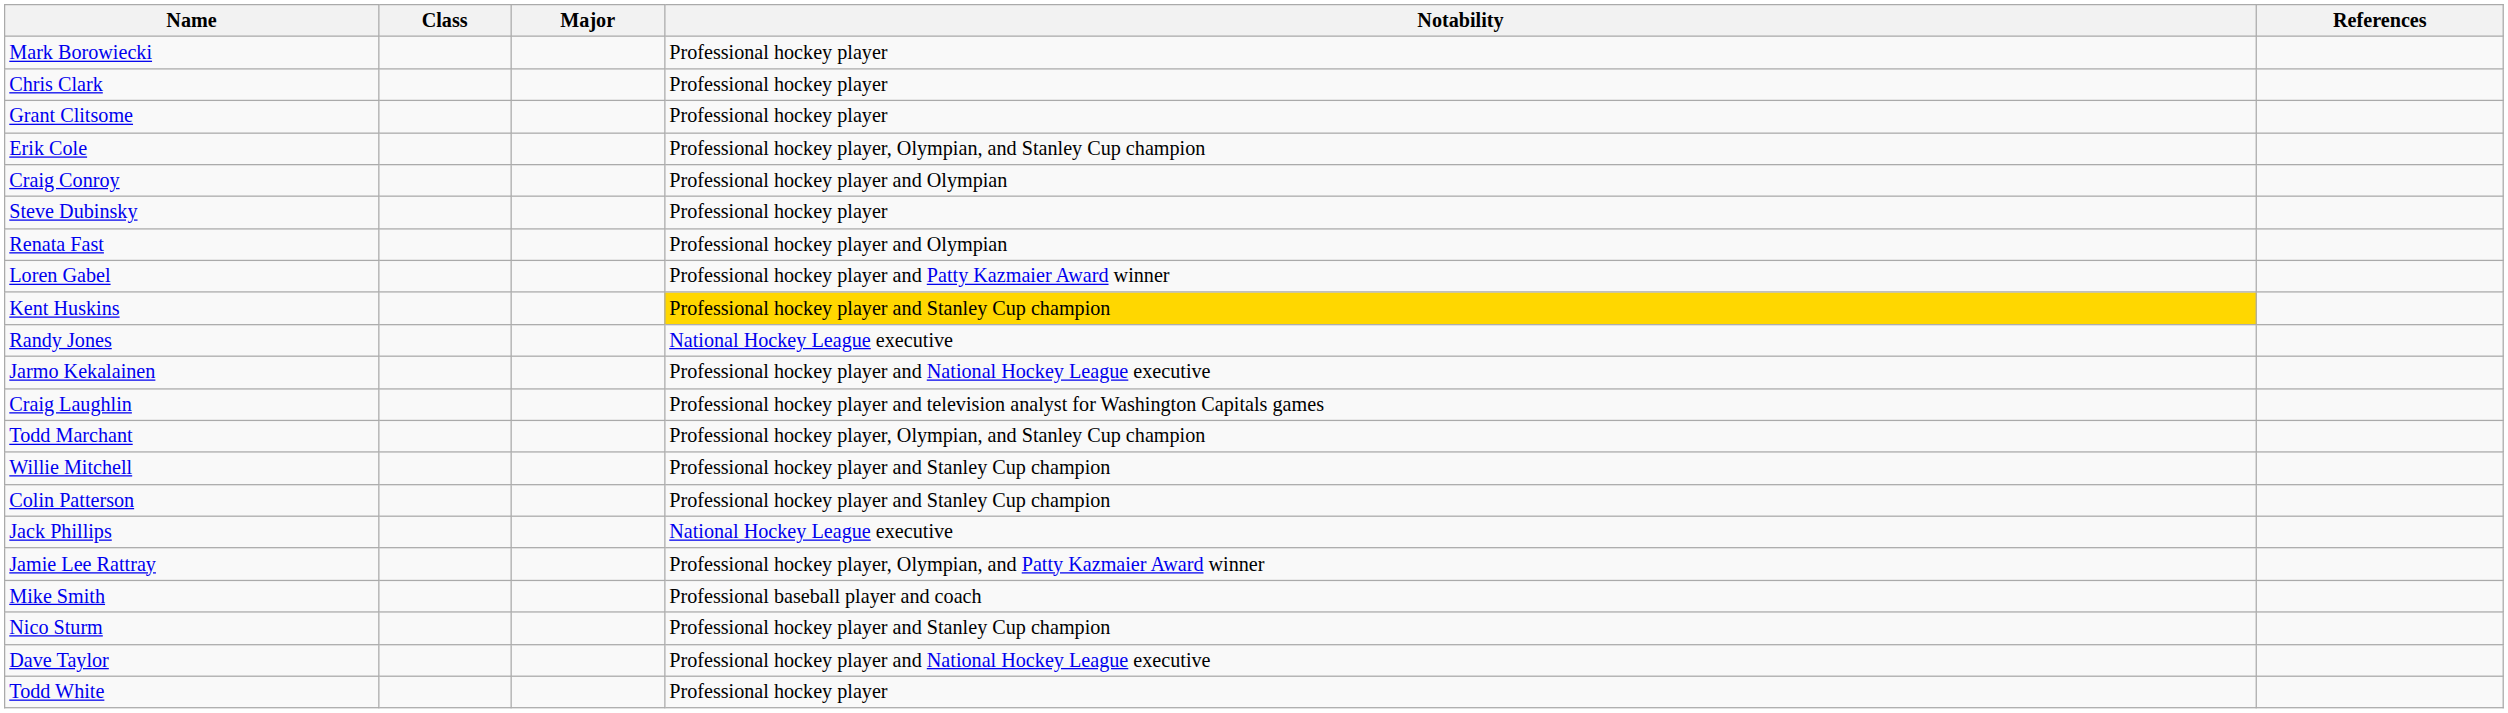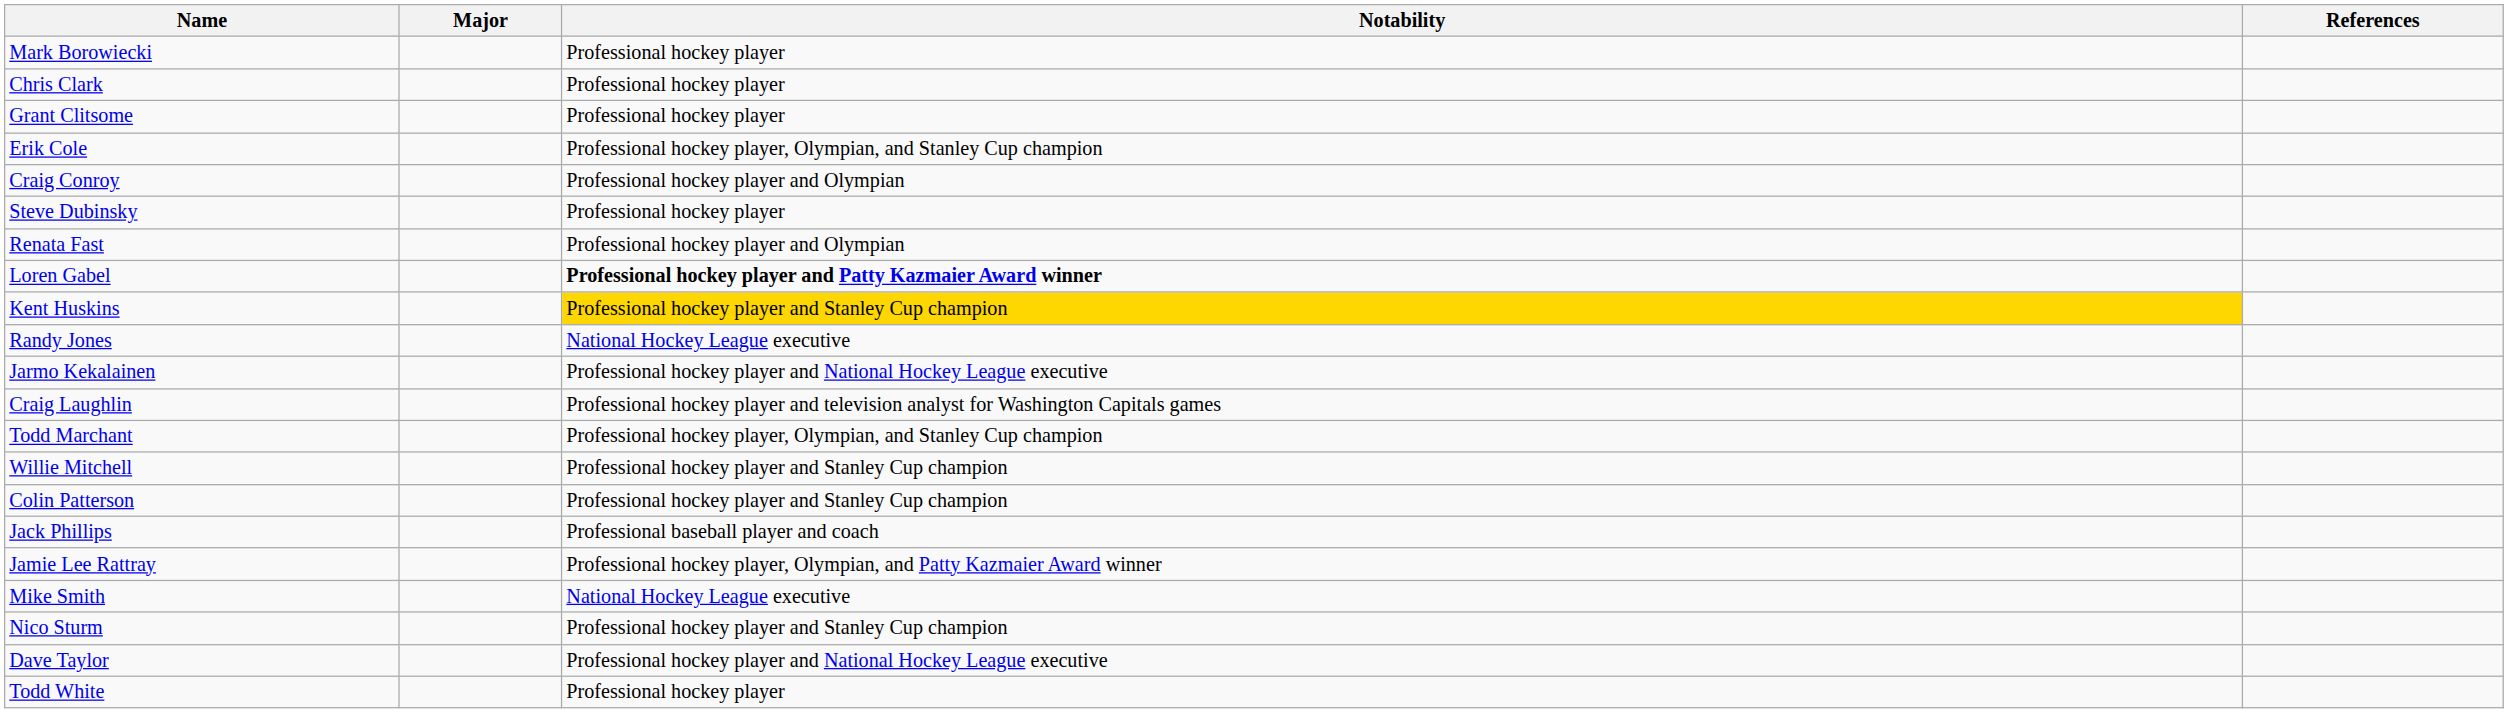- column: (445, 20)
(919, 276) normal -> (834, 276) bold
(811, 532) National Hockey League executive -> (723, 532) Professional baseball player and coach
(825, 595) Professional baseball player and coach -> (708, 595) National Hockey League executive
